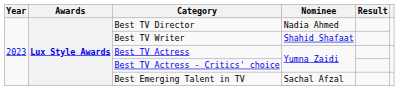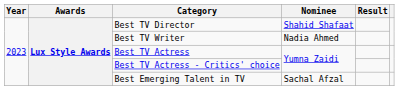(311, 25) Nadia Ahmed -> (319, 25) Shahid Shafaat
(319, 38) Shahid Shafaat -> (311, 38) Nadia Ahmed
